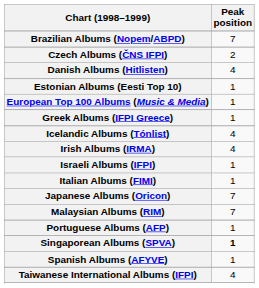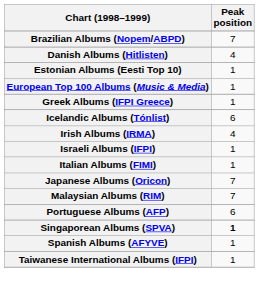- row: (108, 54)
(233, 133) 4 -> (233, 117) 6
(233, 228) 1 -> (233, 212) 6
(233, 275) 4 -> (233, 259) 1
